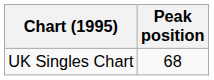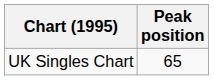(173, 61) 68 -> (173, 61) 65
